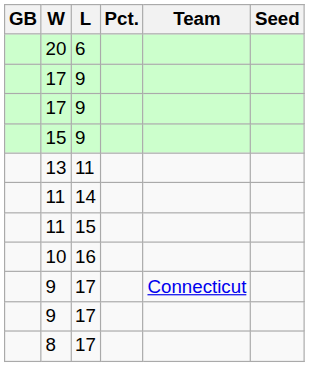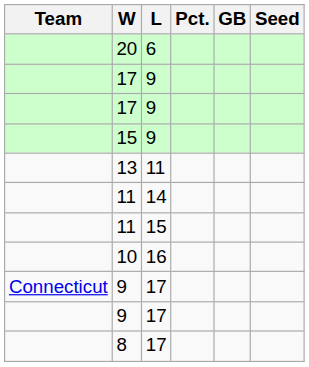columns swapped: (197, 19) <-> (23, 19)
